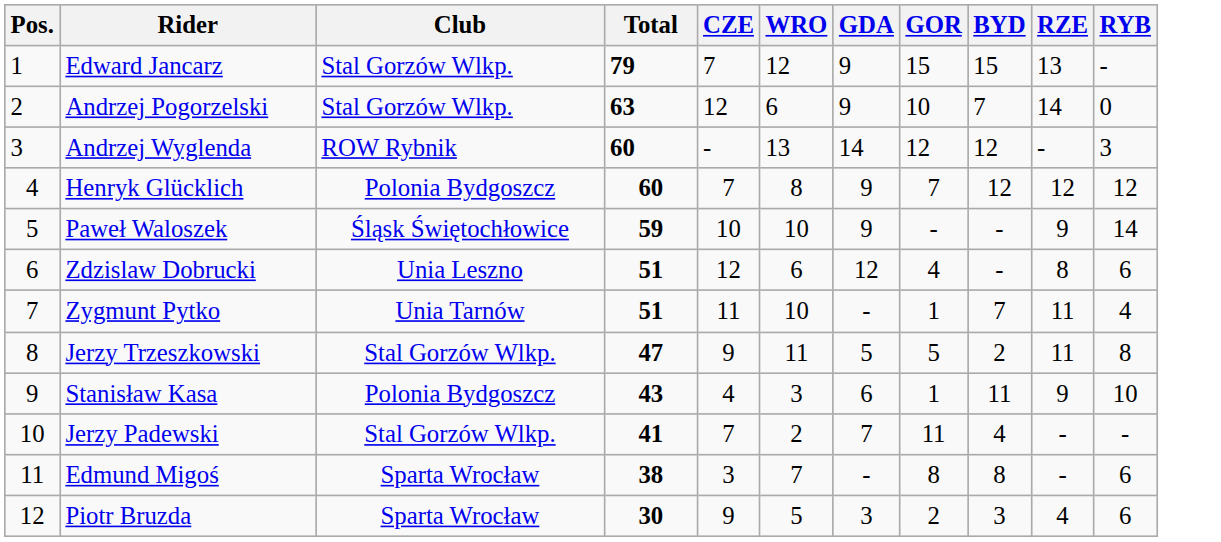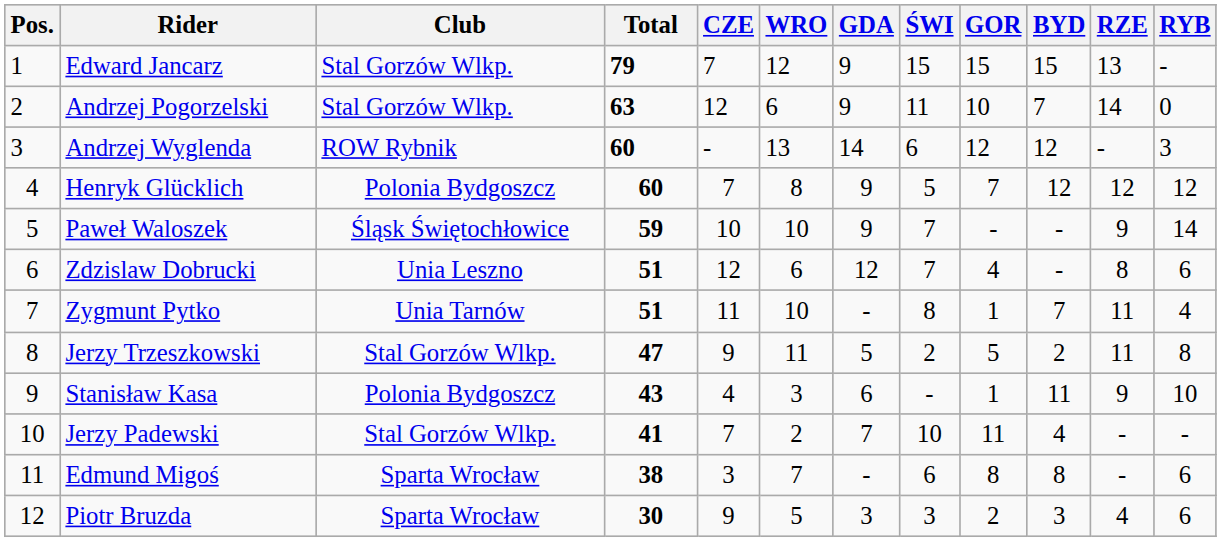+ column: (929, 25)
